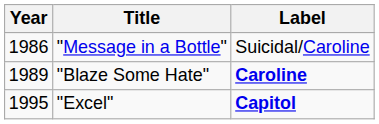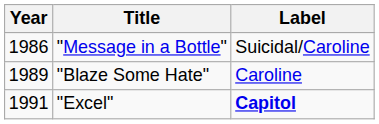(271, 75) bold -> (269, 75) normal
(29, 103) 1995 -> (29, 103) 1991
